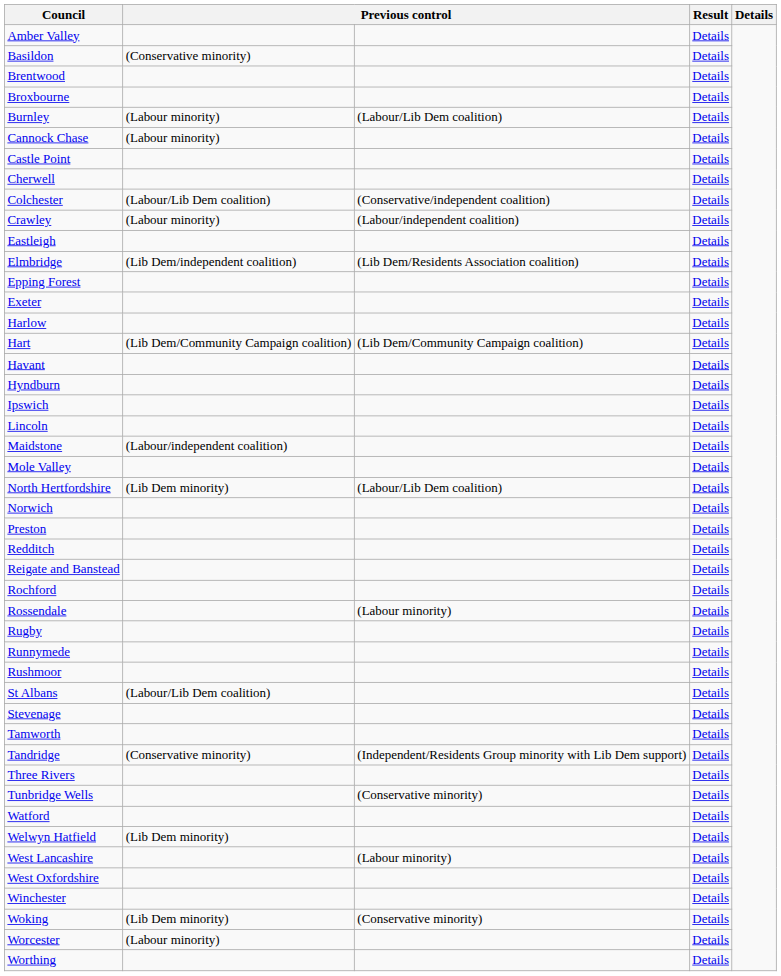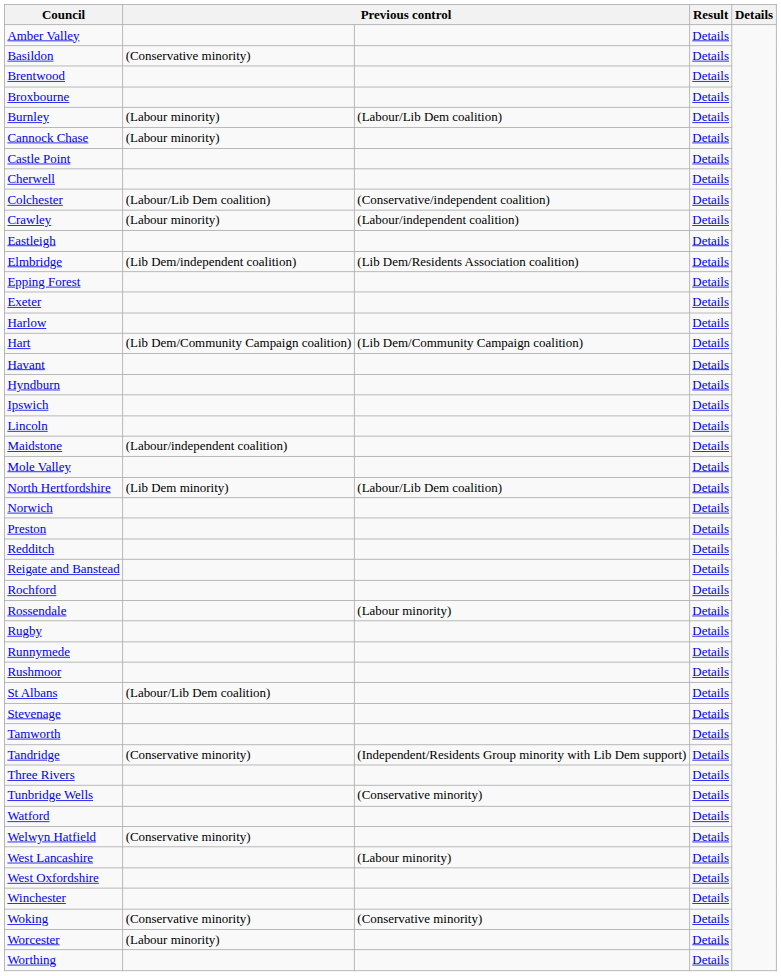(177, 836) (Lib Dem minority) -> (188, 836) (Conservative minority)
(177, 919) (Lib Dem minority) -> (188, 919) (Conservative minority)
